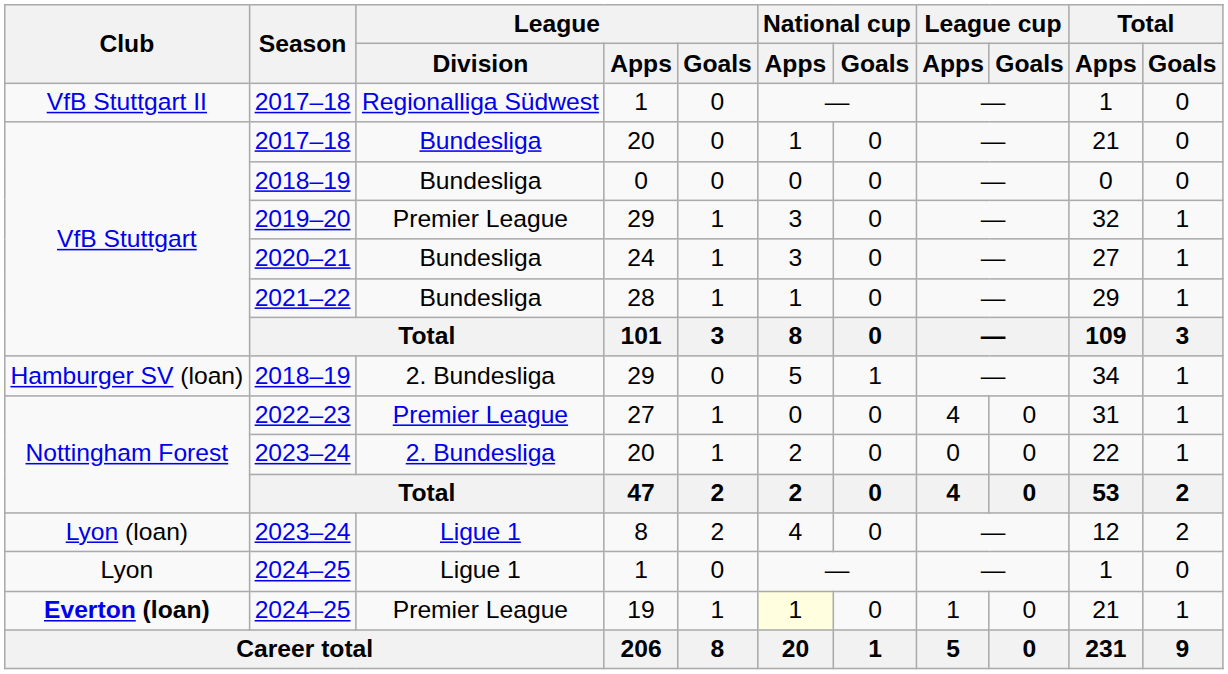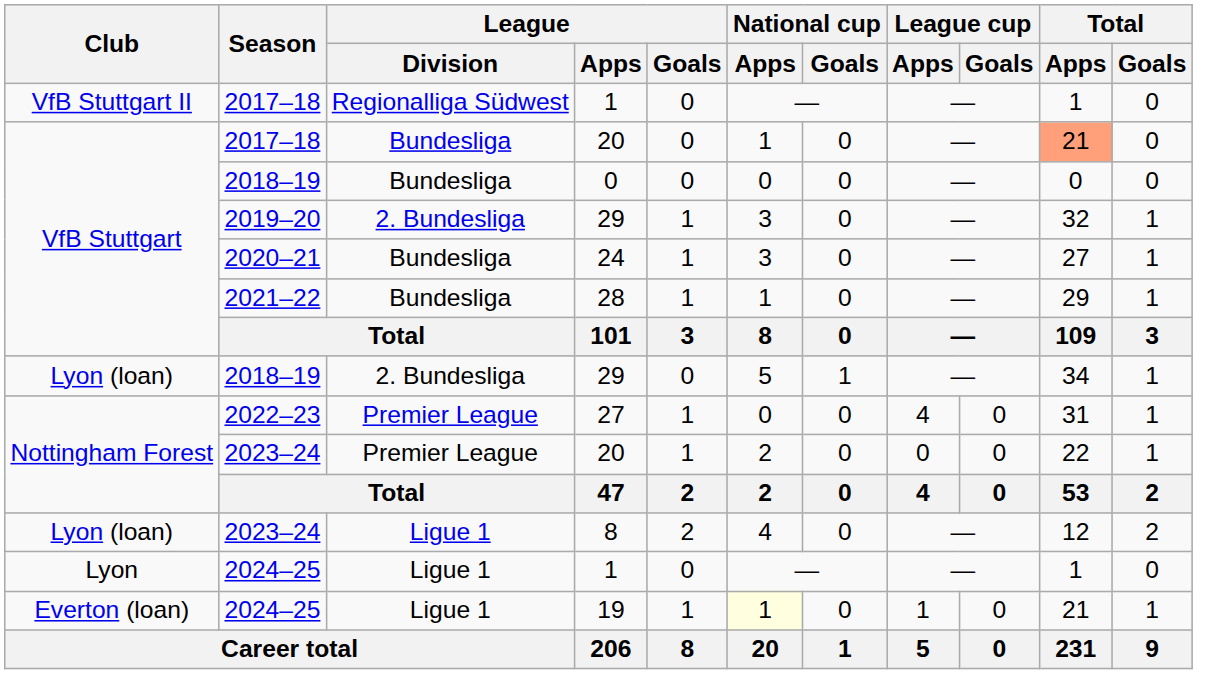(1106, 141) no background -> (1076, 141) lightsalmon background
(480, 219) Premier League -> (450, 219) 2. Bundesliga
(127, 375) Hamburger SV (loan) -> (112, 375) Lyon (loan)
(480, 453) 2. Bundesliga -> (450, 453) Premier League
(127, 610) bold -> (112, 610) normal
(480, 610) Premier League -> (450, 610) Ligue 1
